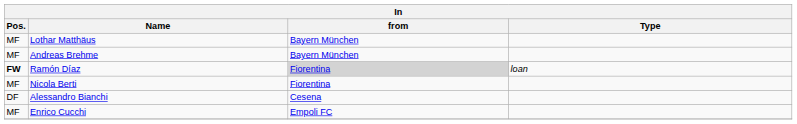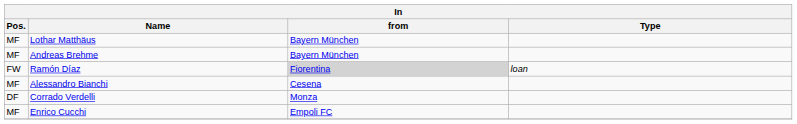(13, 69) bold -> (13, 69) normal
- row: (53, 84)
(12, 98) DF -> (13, 84) MF
+ row: (63, 98)
